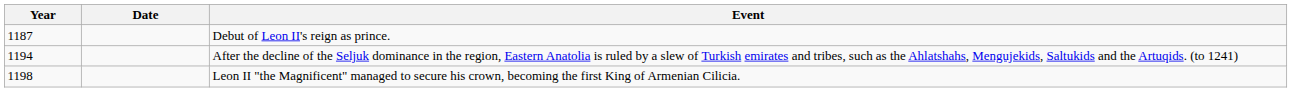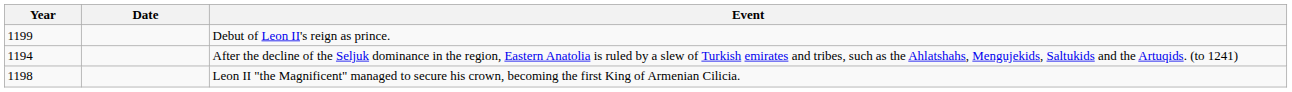(20, 35) 1187 -> (20, 35) 1199
